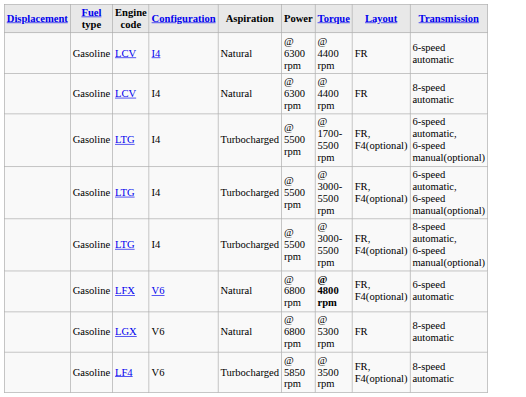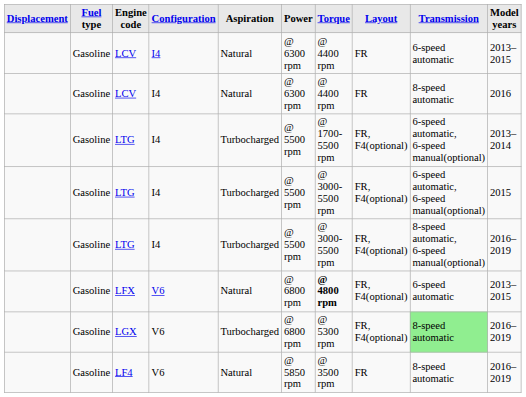+ column: (504, 18)
(236, 332) Natural -> (250, 332) Turbocharged
(361, 332) FR -> (381, 332) FR, F4(optional)
(433, 332) no background -> (433, 332) lightgreen background
(250, 372) Turbocharged -> (236, 372) Natural
(381, 372) FR, F4(optional) -> (361, 372) FR
